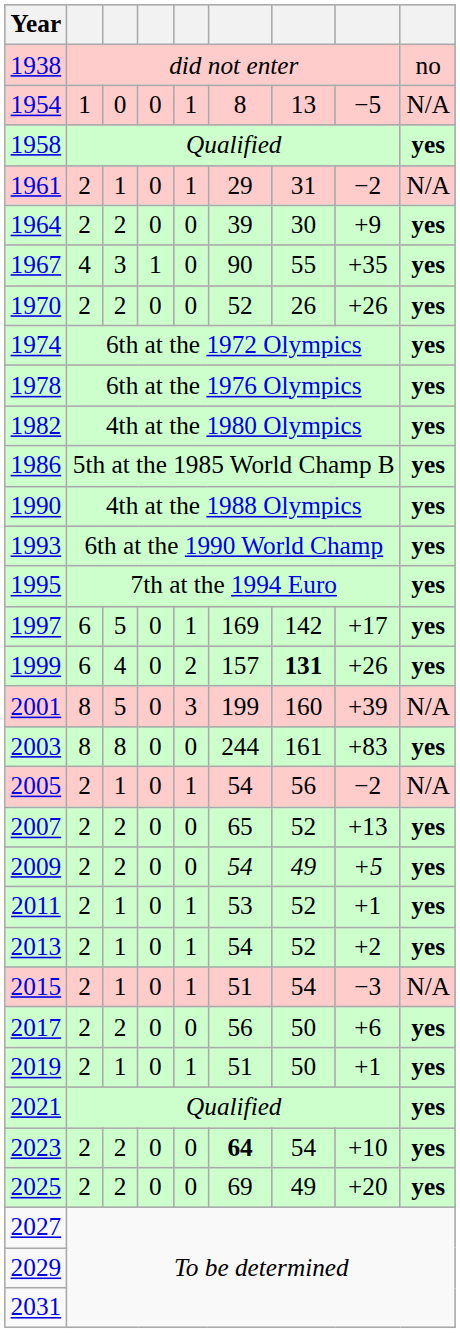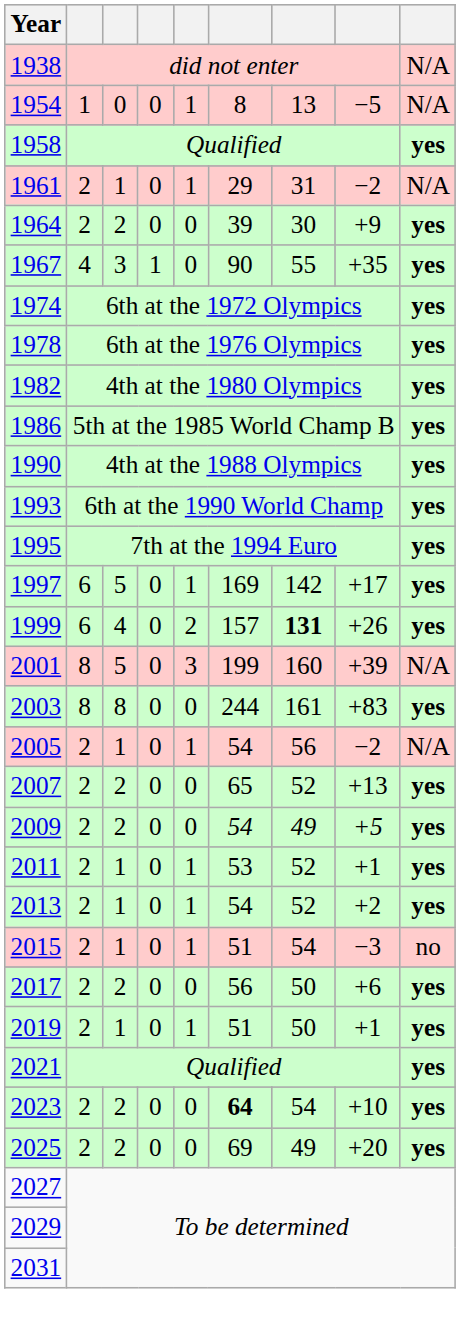(428, 64) no -> (428, 64) N/A
- row: (36, 305)
(428, 986) N/A -> (428, 946) no
